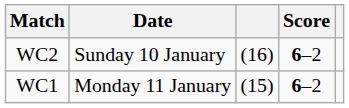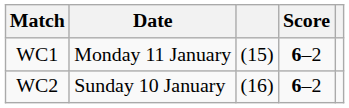rows swapped: (37, 86) <-> (37, 54)
